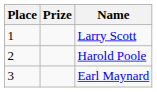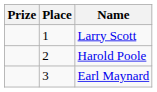columns swapped: (22, 14) <-> (57, 14)
